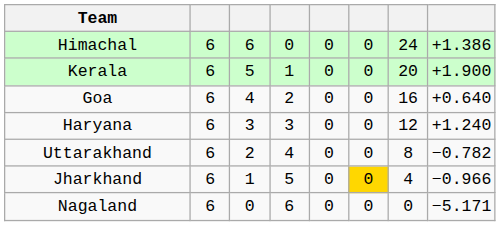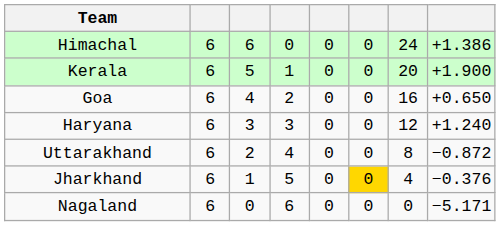(462, 99) +0.640 -> (462, 99) +0.650
(462, 153) −0.782 -> (462, 153) −0.872
(462, 180) −0.966 -> (462, 180) −0.376
